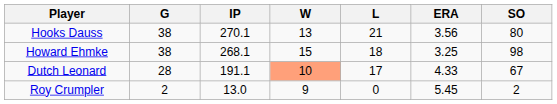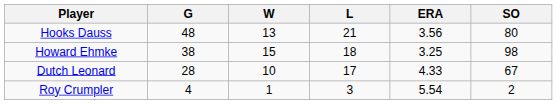- column: (235, 14)
(165, 33) 38 -> (188, 33) 48
(305, 71) lightsalmon background -> (269, 71) no background
(165, 90) 2 -> (188, 90) 4
(305, 90) 9 -> (269, 90) 1
(376, 90) 0 -> (350, 90) 3
(446, 90) 5.45 -> (431, 90) 5.54
